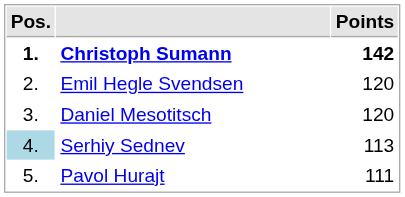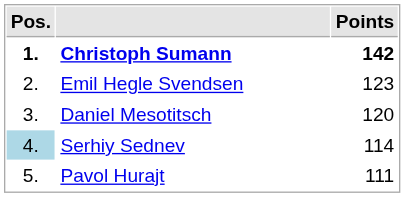(378, 84) 120 -> (378, 84) 123
(379, 145) 113 -> (379, 145) 114
